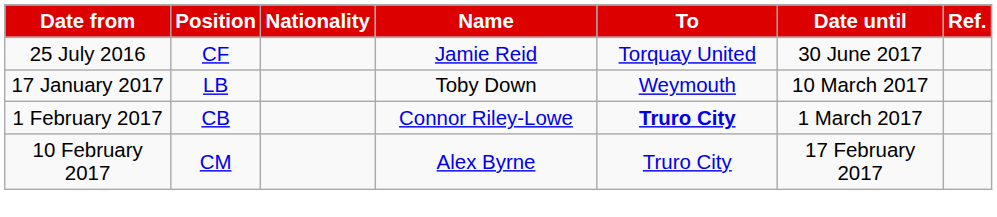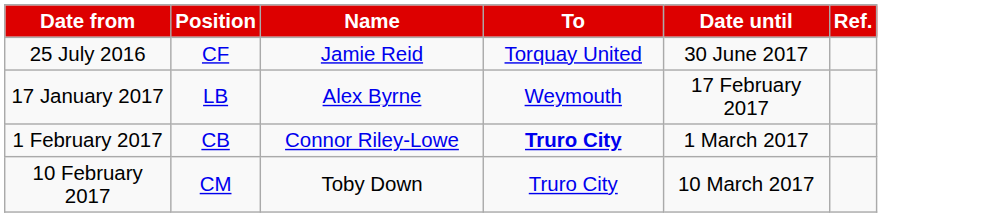- column: (318, 21)
(486, 86) Toby Down -> (372, 97) Alex Byrne
(860, 86) 10 March 2017 -> (746, 97) 17 February 2017
(486, 162) Alex Byrne -> (372, 185) Toby Down
(860, 162) 17 February 2017 -> (746, 185) 10 March 2017
